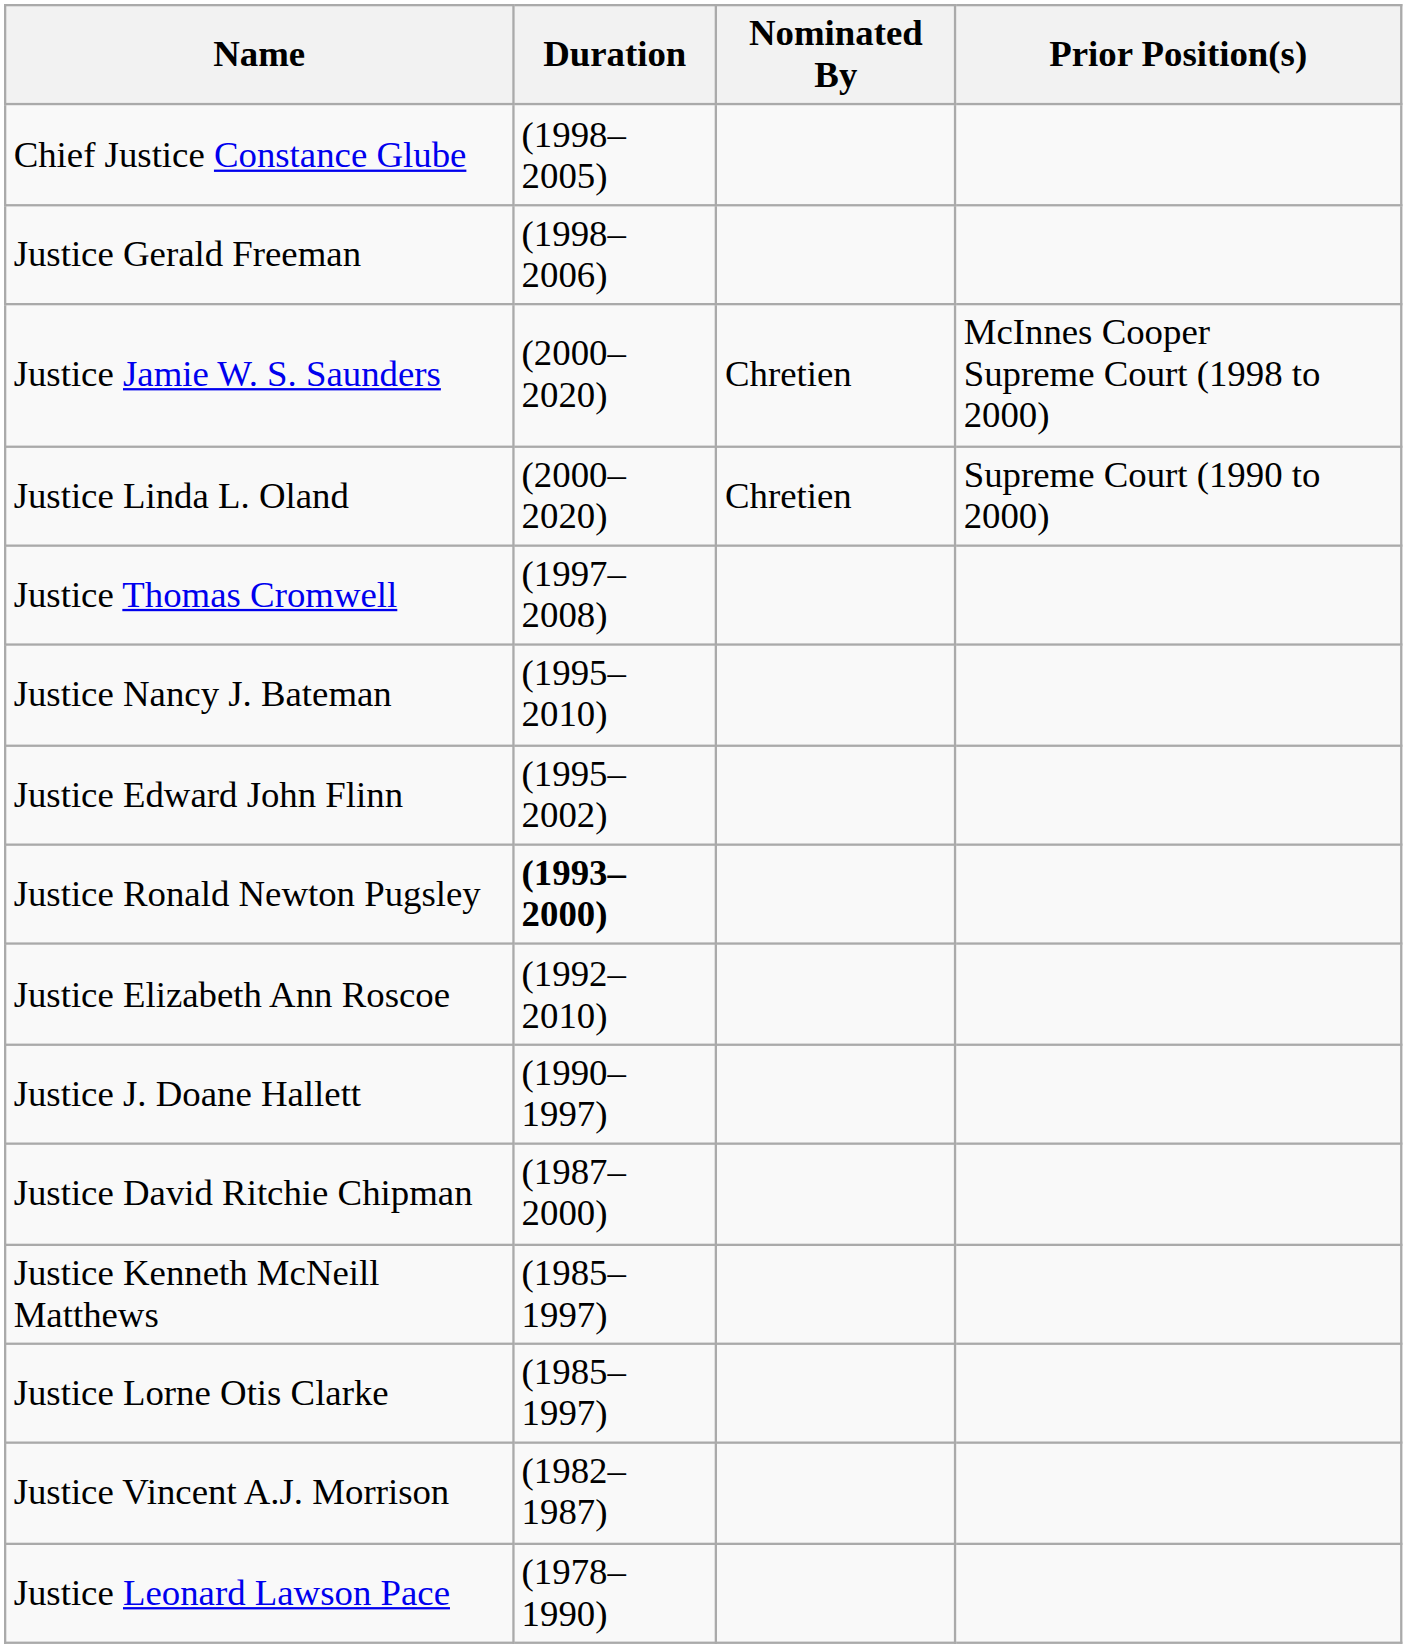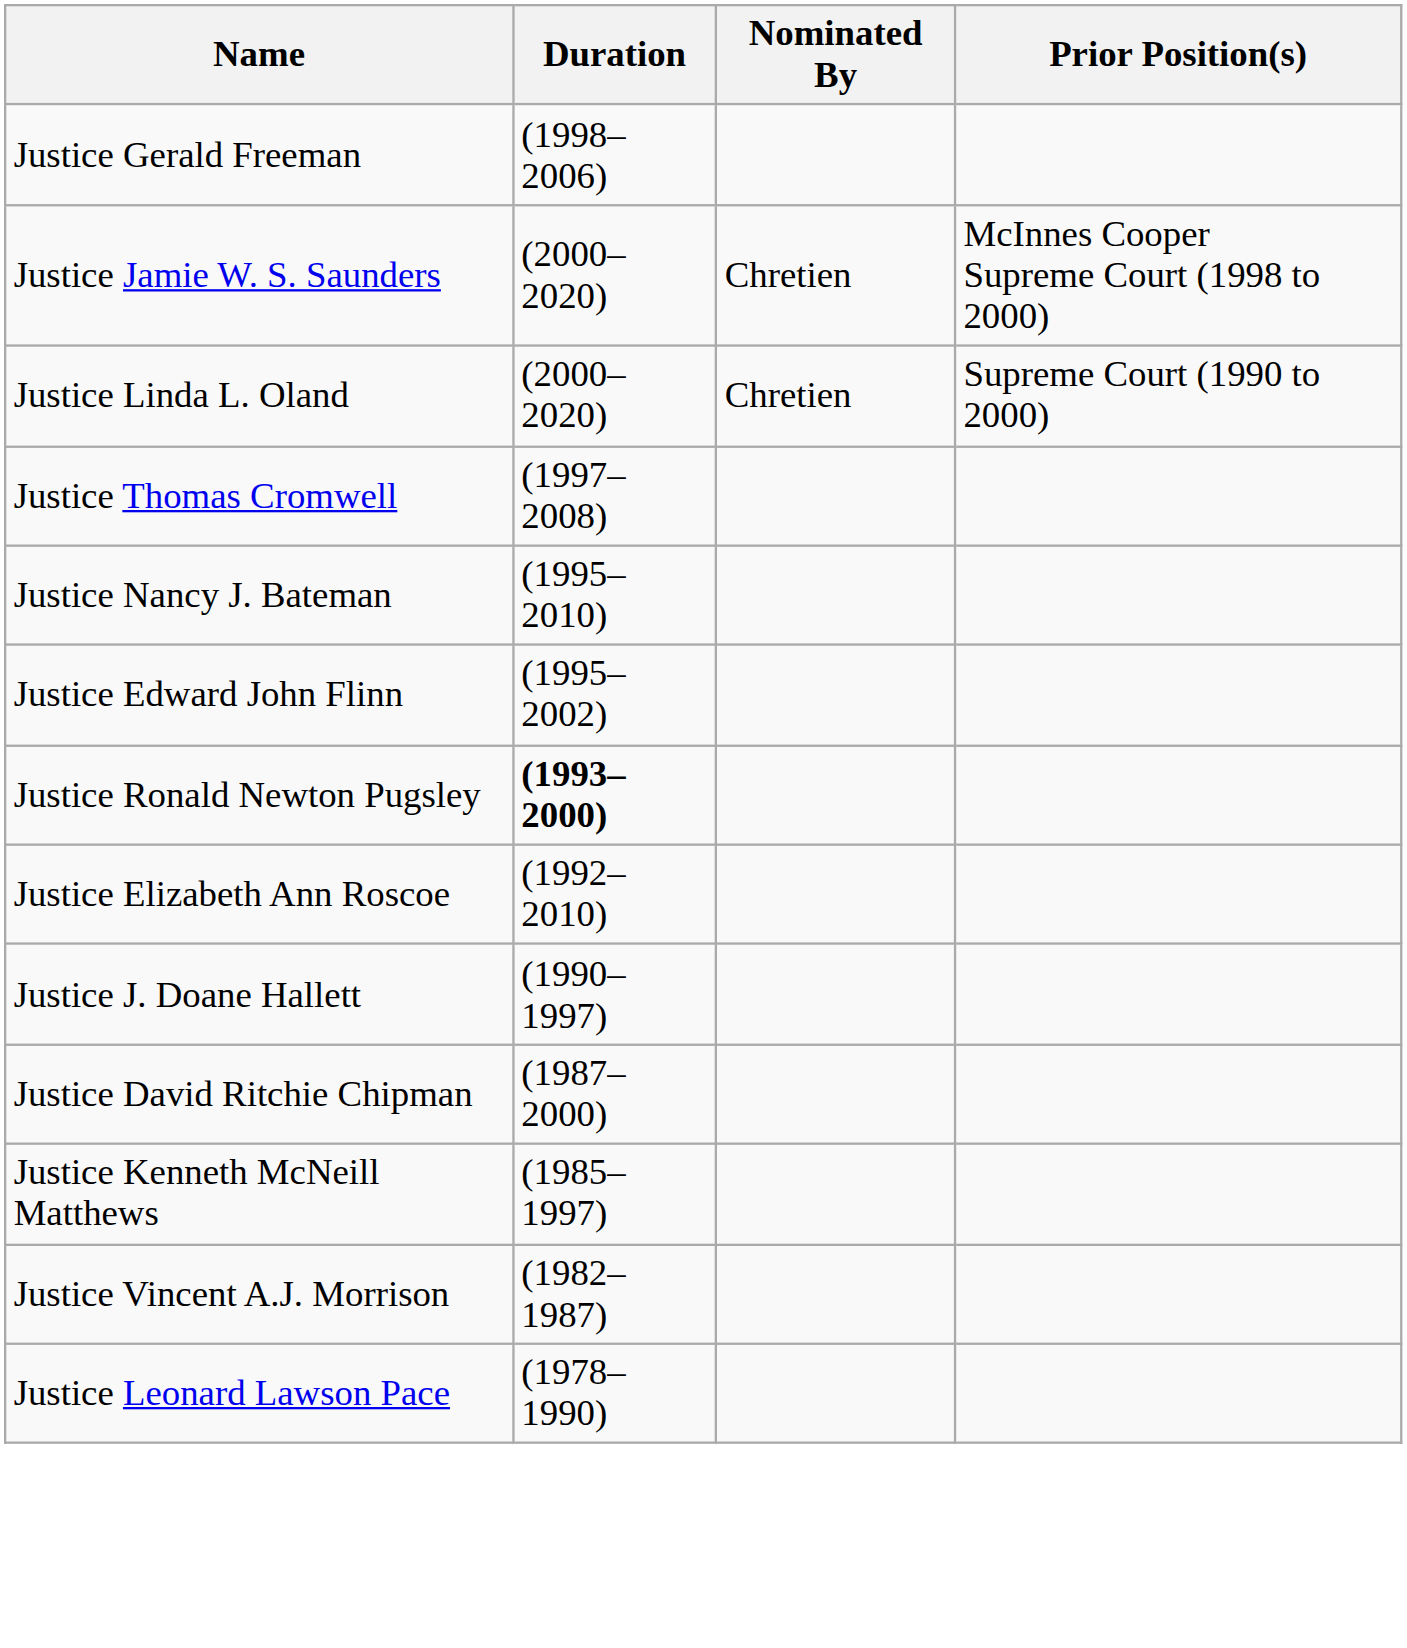- row: (240, 154)
- row: (201, 1392)
